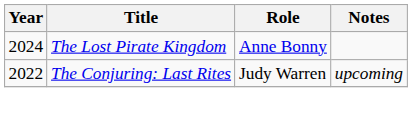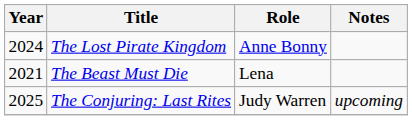+ row: (119, 73)
(26, 73) 2022 -> (26, 100) 2025
